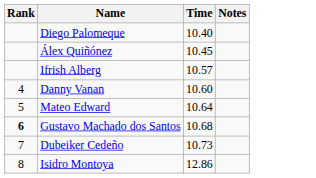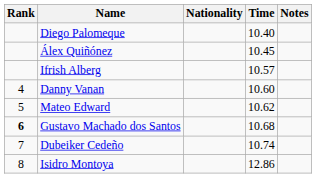+ column: (214, 13)
(199, 107) 10.64 -> (261, 107) 10.62
(199, 145) 10.73 -> (261, 145) 10.74
